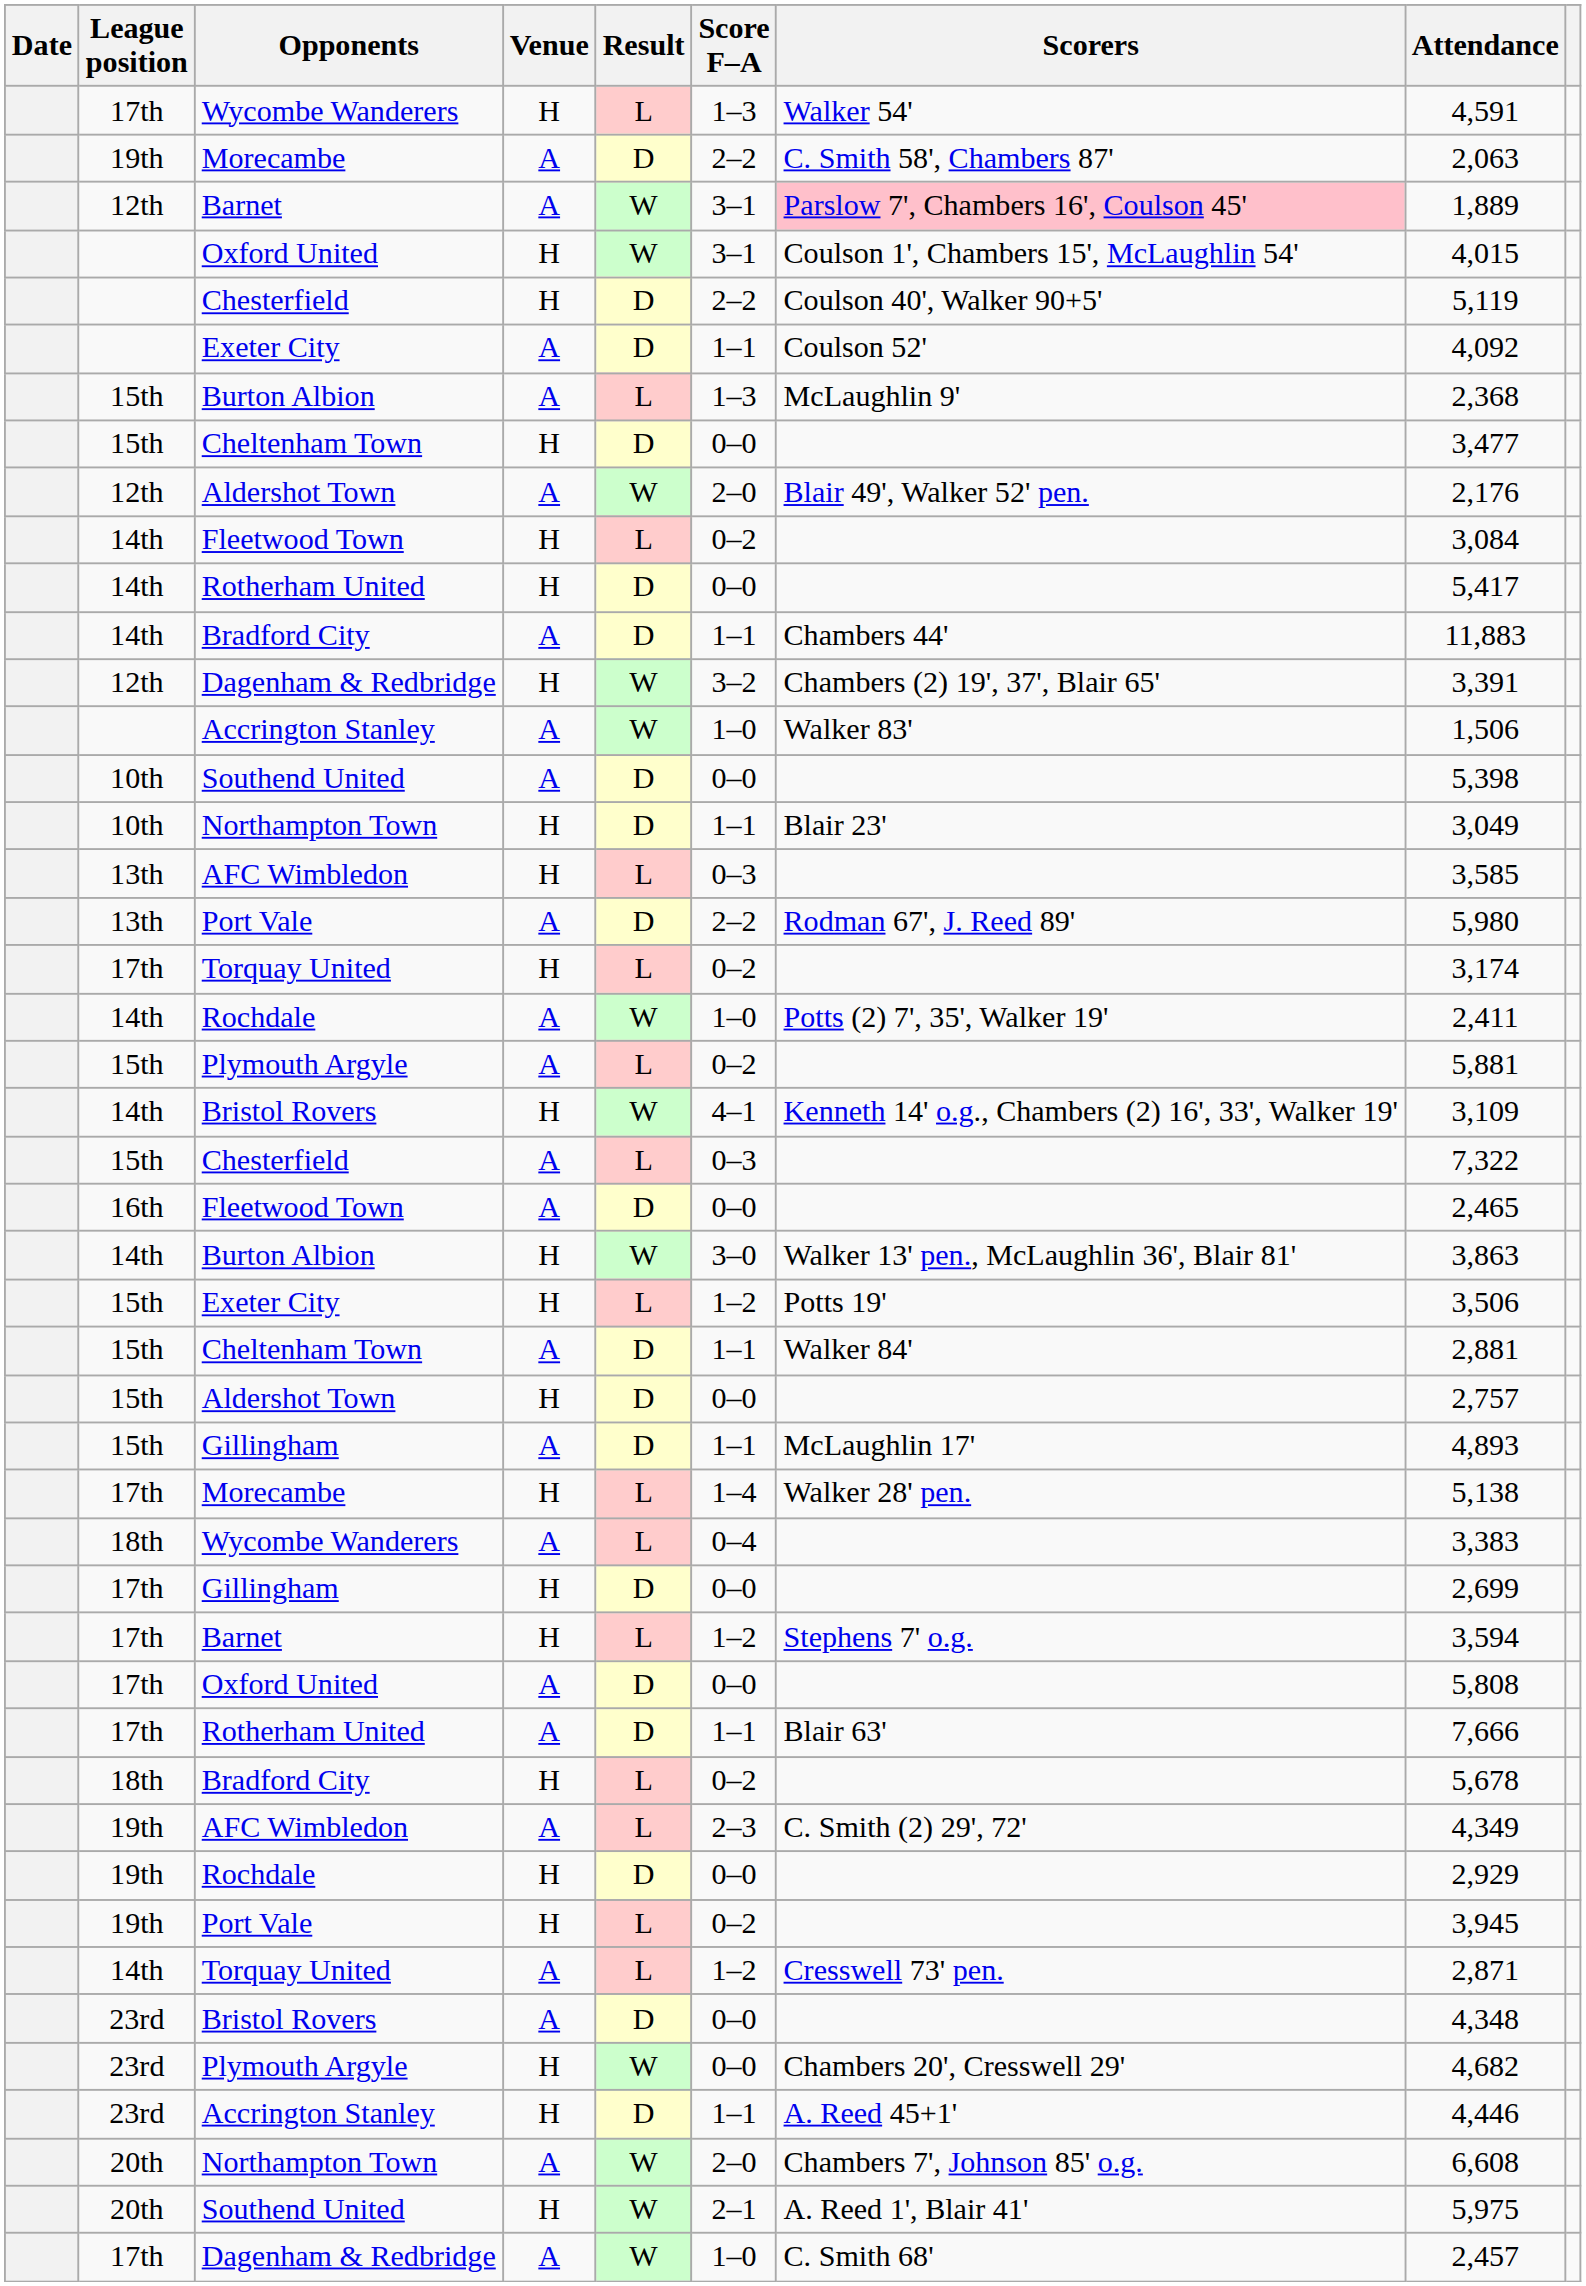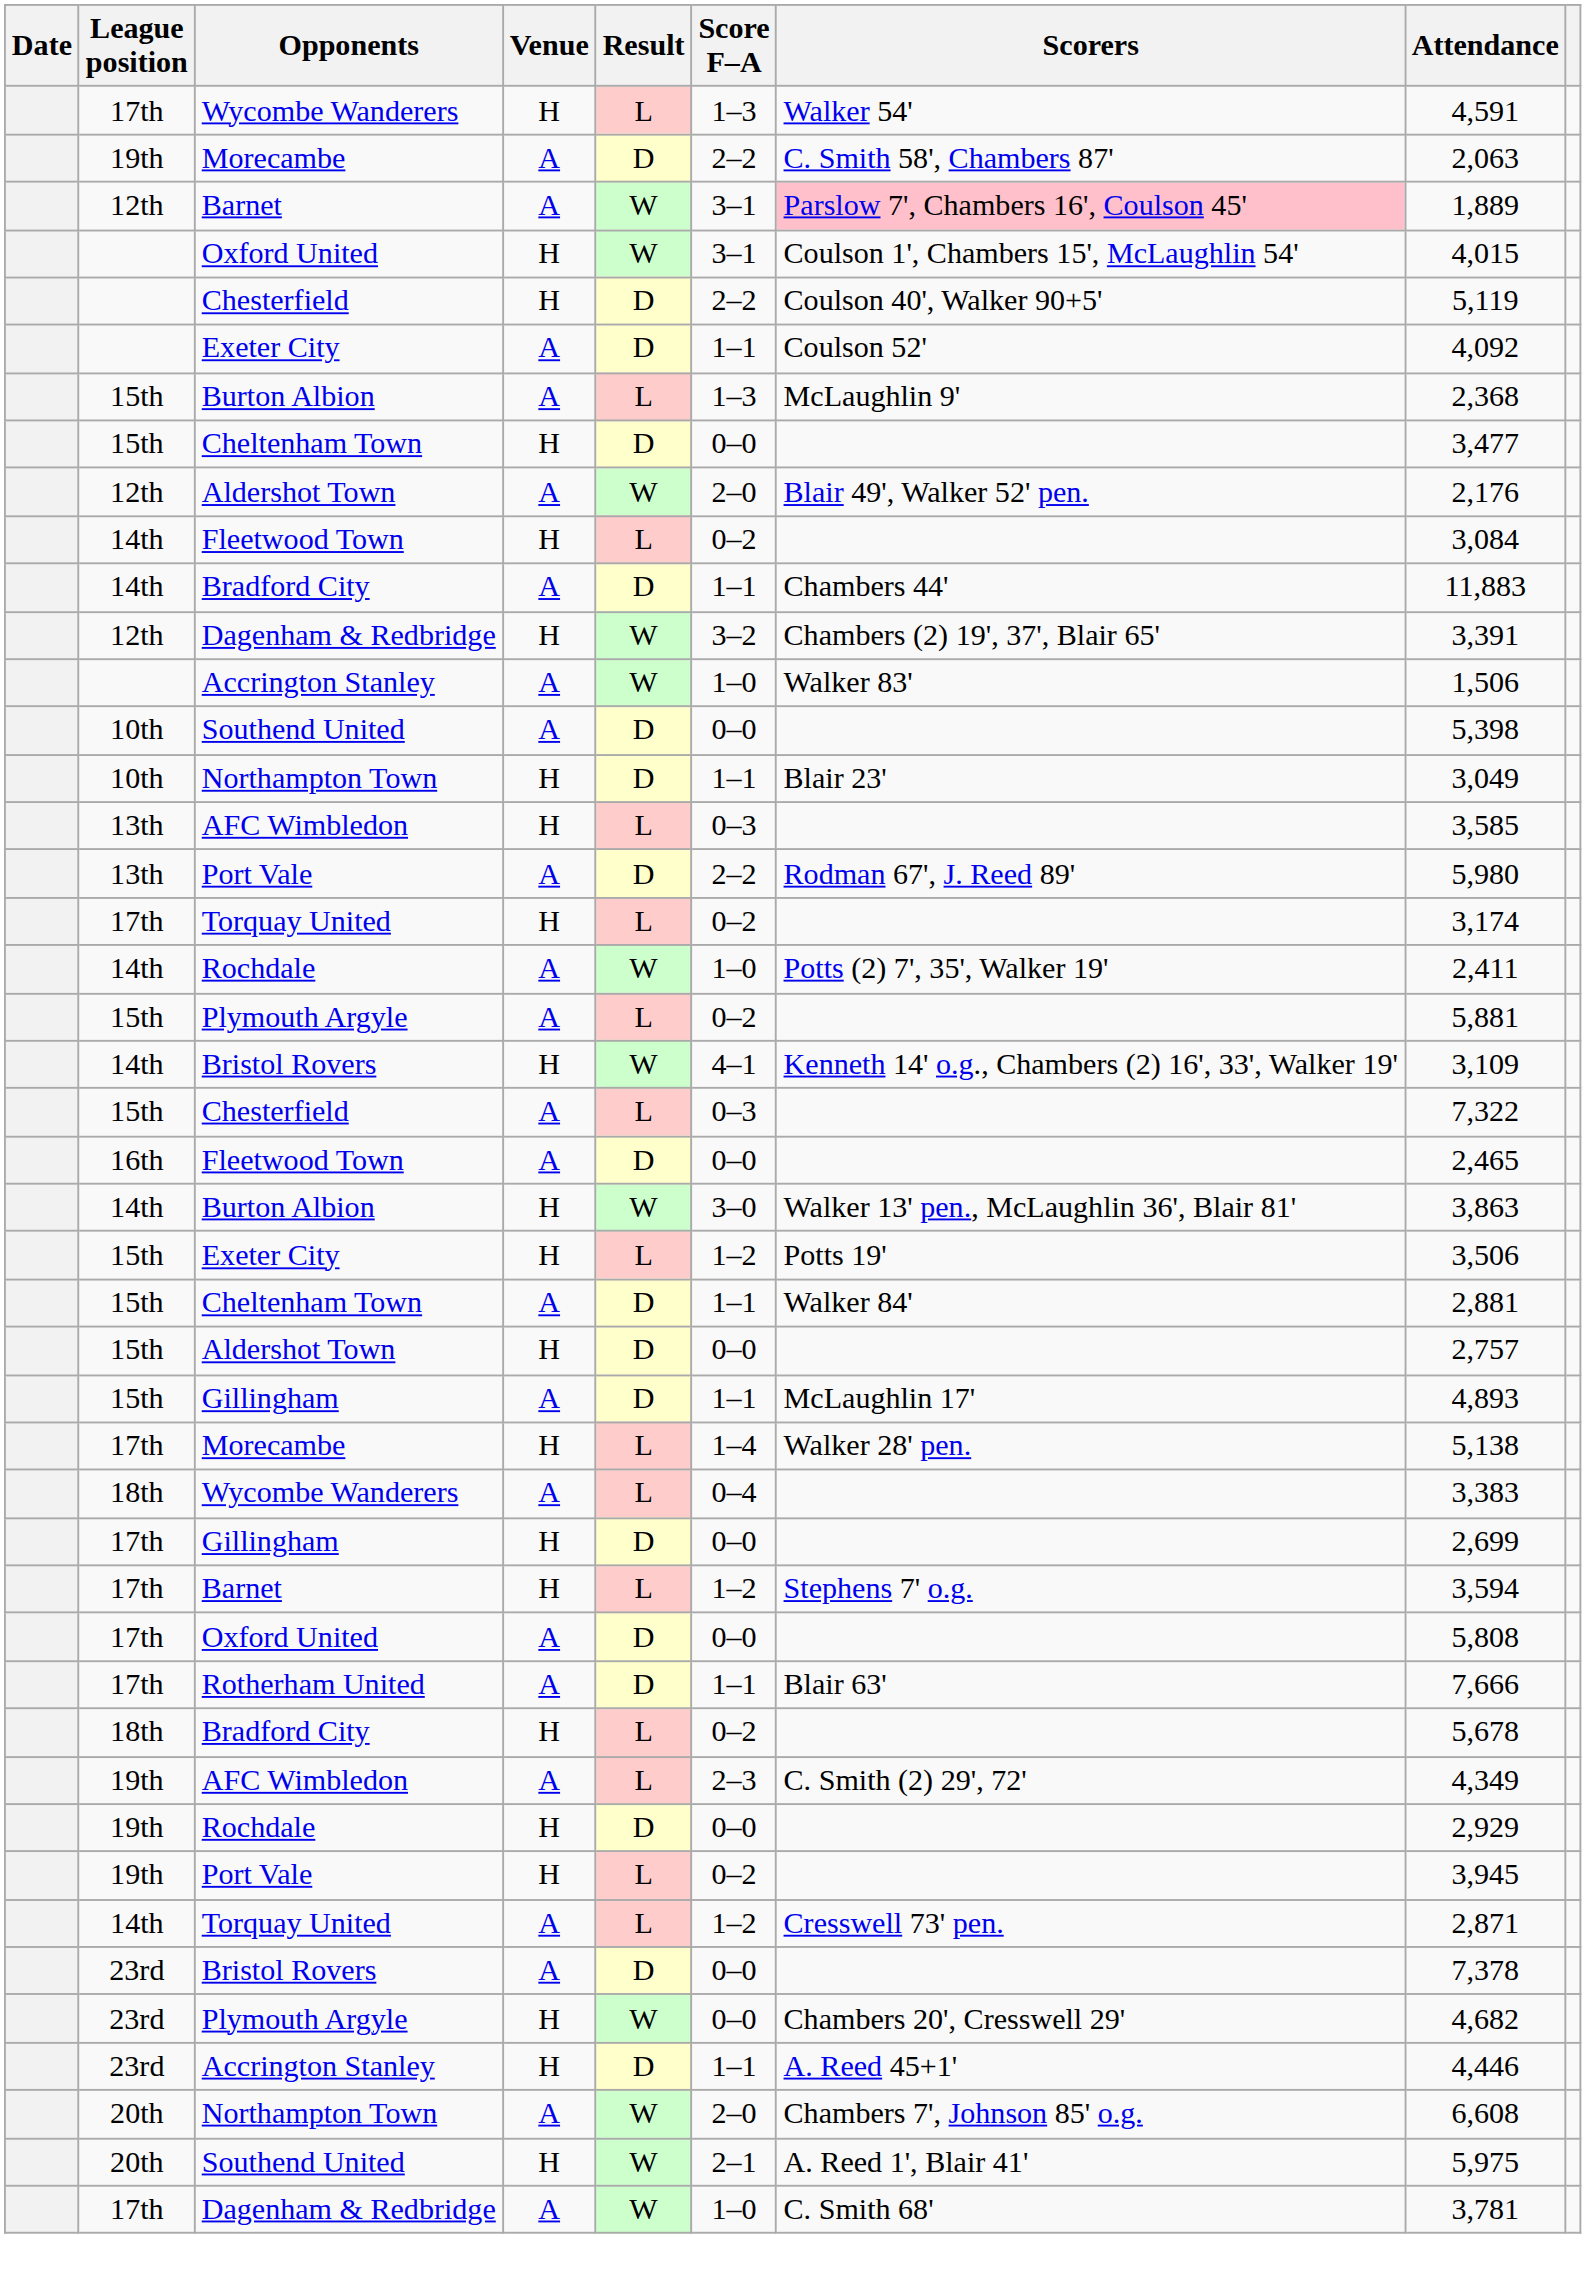- row: (313, 586)
(1485, 2018) 4,348 -> (1485, 1970) 7,378
(1485, 2256) 2,457 -> (1485, 2208) 3,781
